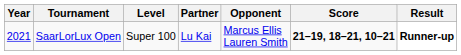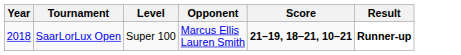- column: (200, 13)
(19, 36) 2021 -> (19, 36) 2018
